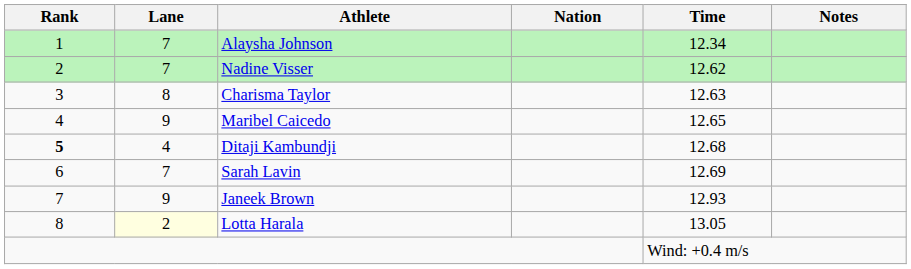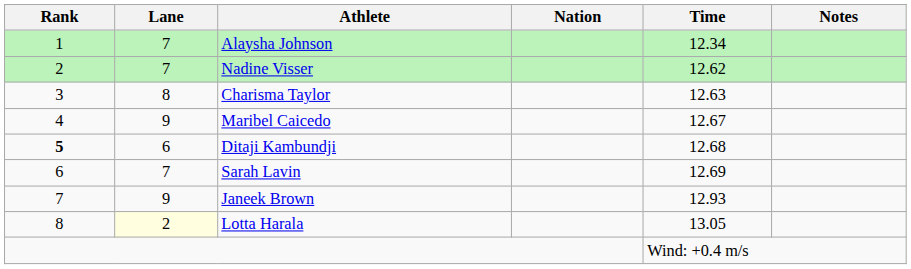(707, 120) 12.65 -> (707, 120) 12.67
(166, 146) 4 -> (166, 146) 6
